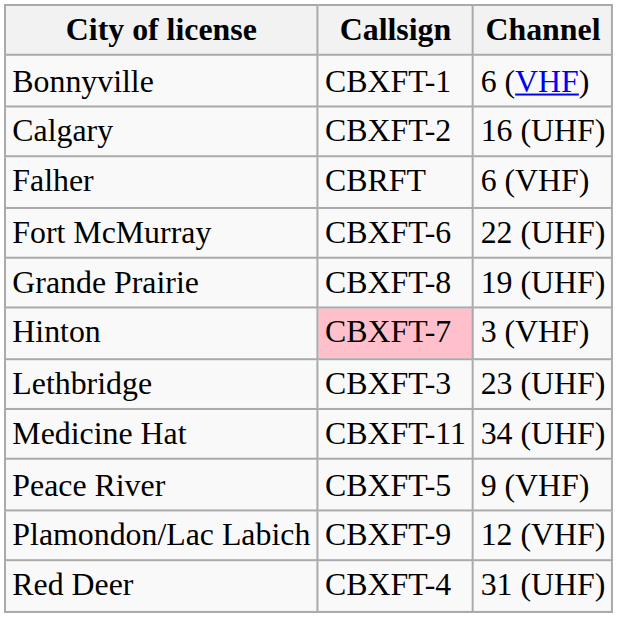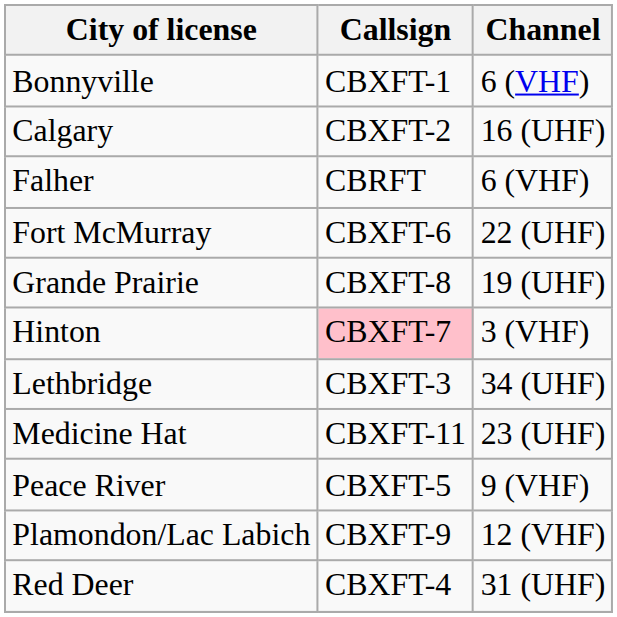(543, 383) 23 (UHF) -> (543, 383) 34 (UHF)
(543, 433) 34 (UHF) -> (543, 433) 23 (UHF)
